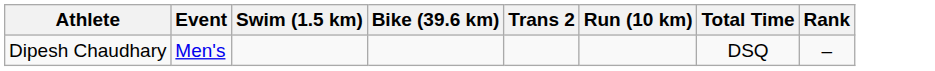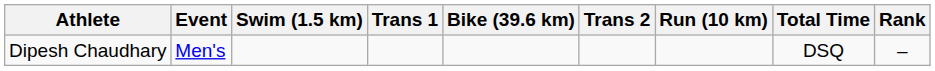+ column: (405, 20)
